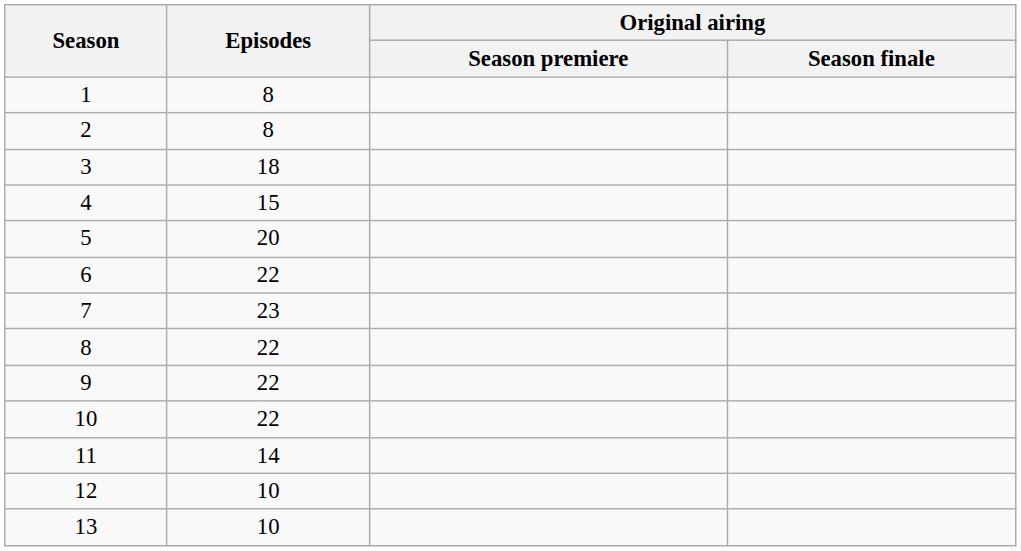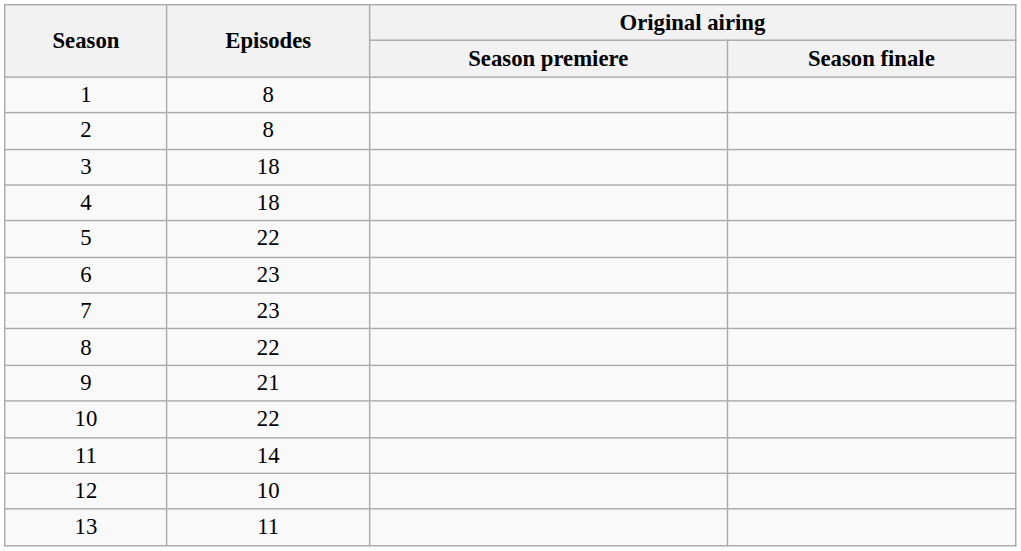(268, 202) 15 -> (268, 202) 18
(268, 238) 20 -> (268, 238) 22
(268, 274) 22 -> (268, 274) 23
(268, 382) 22 -> (268, 382) 21
(268, 526) 10 -> (268, 526) 11
